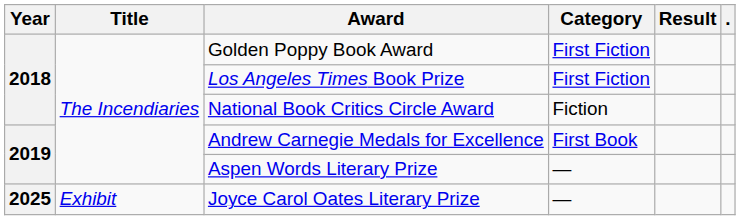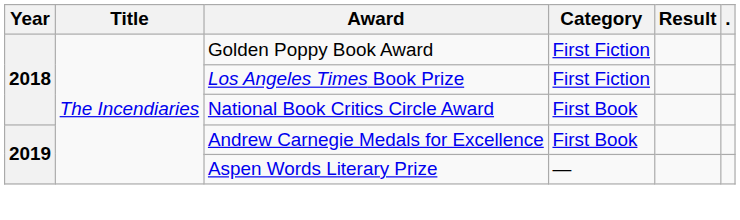(580, 109) Fiction -> (595, 109) First Book
- row: (344, 199)
